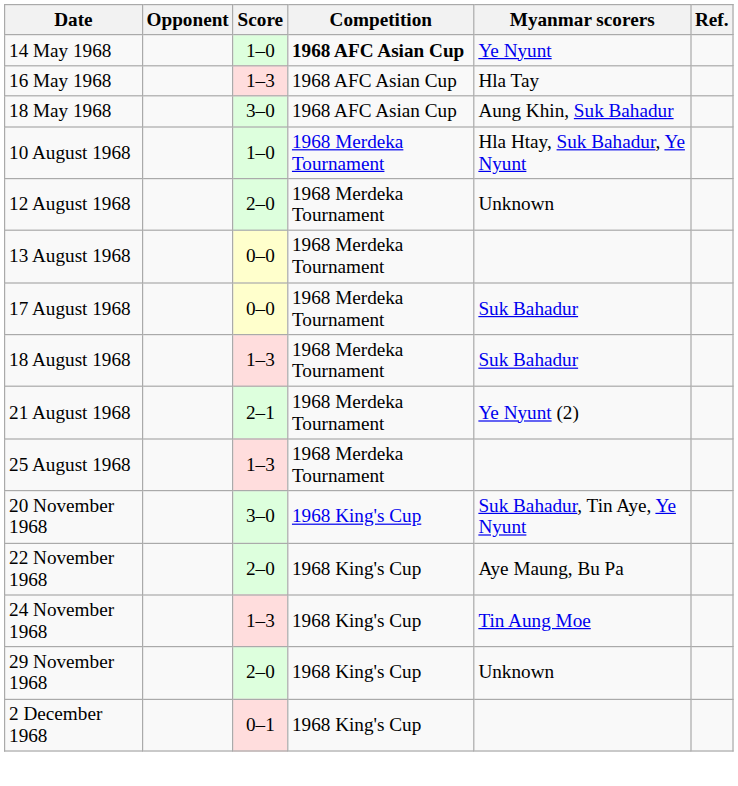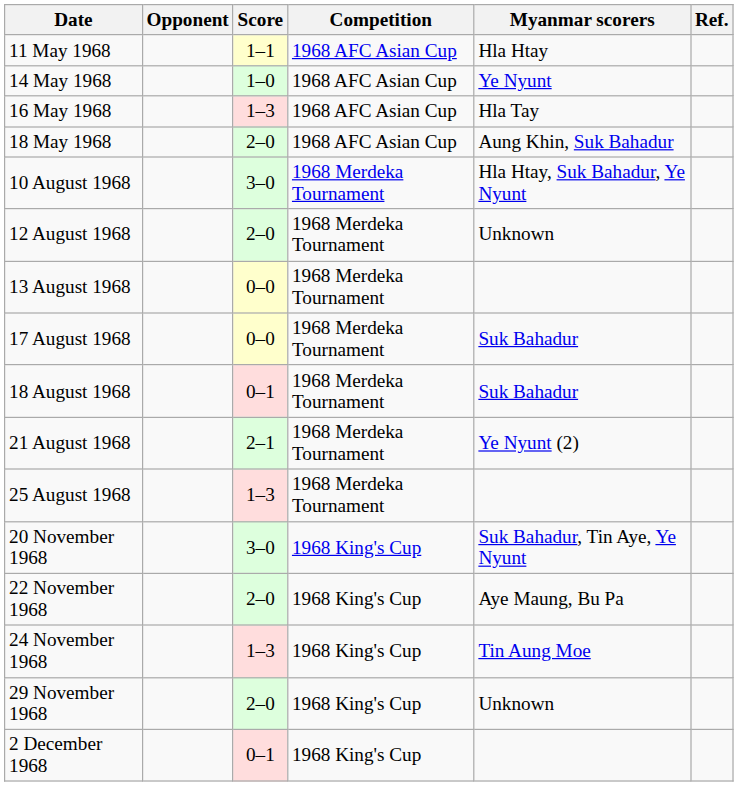+ row: (60, 50)
(378, 50) bold -> (374, 80) normal
(260, 111) 3–0 -> (260, 141) 2–0
(260, 152) 1–0 -> (260, 182) 3–0
(260, 360) 1–3 -> (260, 390) 0–1
